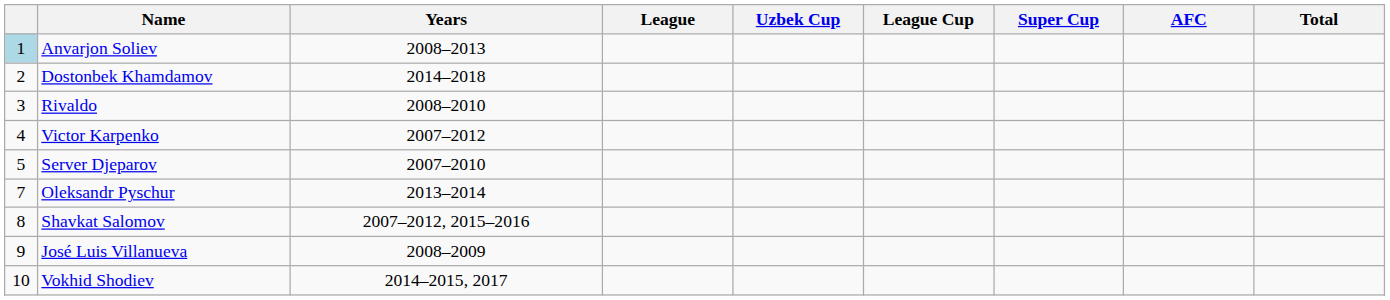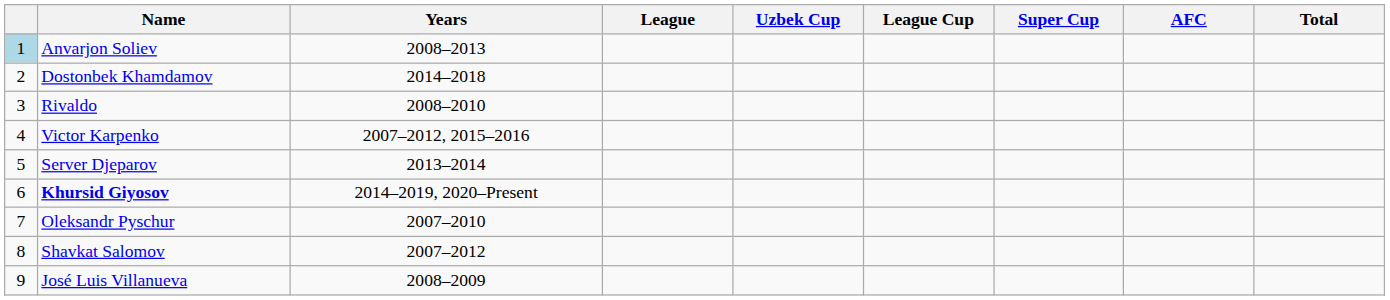(446, 135) 2007–2012 -> (446, 135) 2007–2012, 2015–2016
(446, 164) 2007–2010 -> (446, 164) 2013–2014
+ row: (105, 193)
(446, 193) 2013–2014 -> (446, 222) 2007–2010
(446, 222) 2007–2012, 2015–2016 -> (446, 251) 2007–2012
- row: (98, 280)
